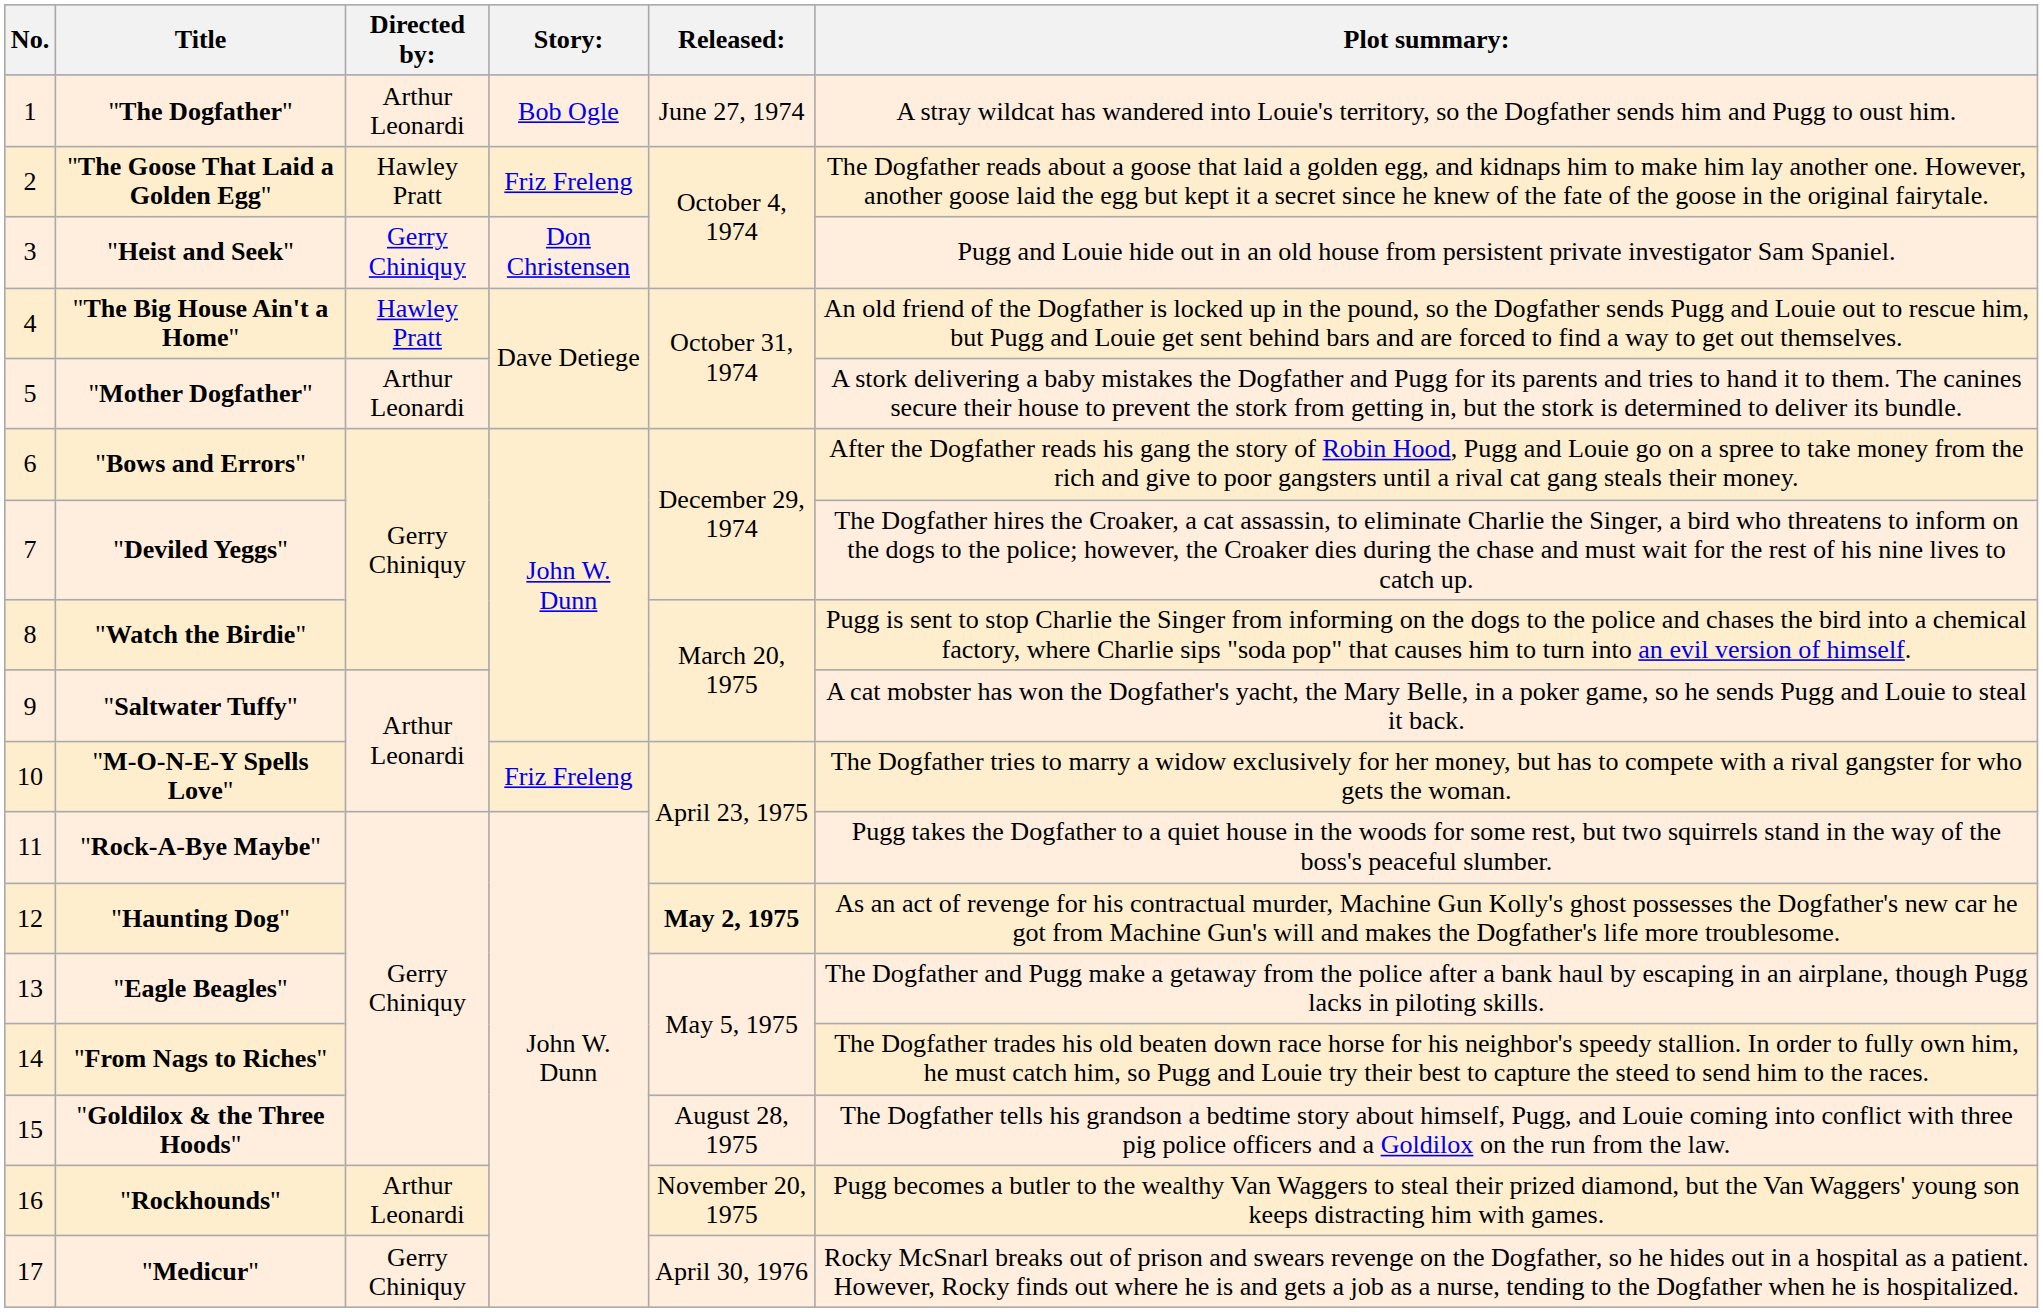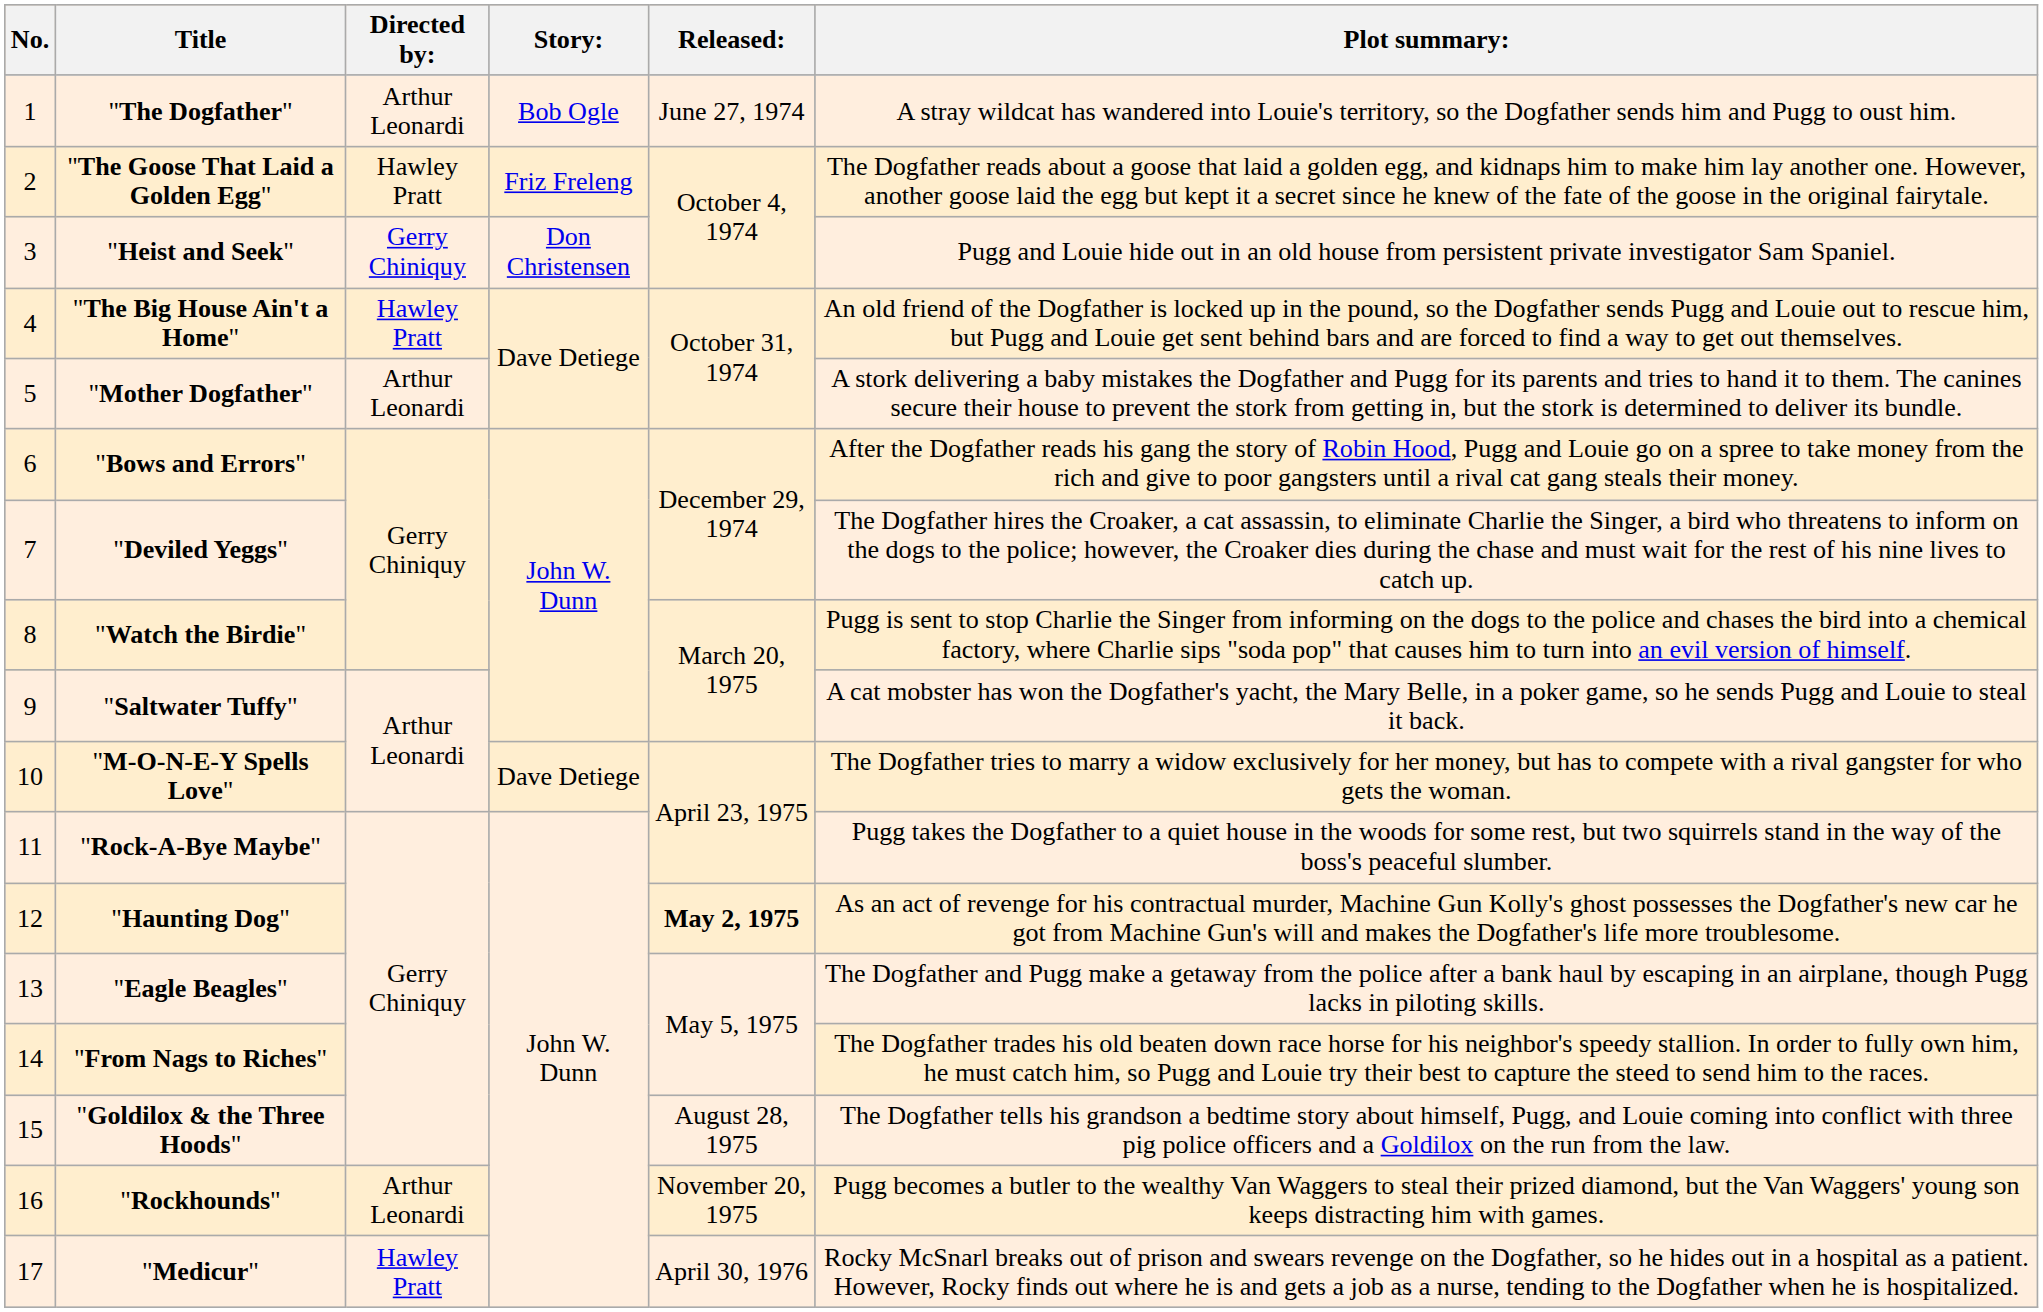(568, 776) Friz Freleng -> (568, 776) Dave Detiege
(417, 1271) Gerry Chiniquy -> (417, 1271) Hawley Pratt
